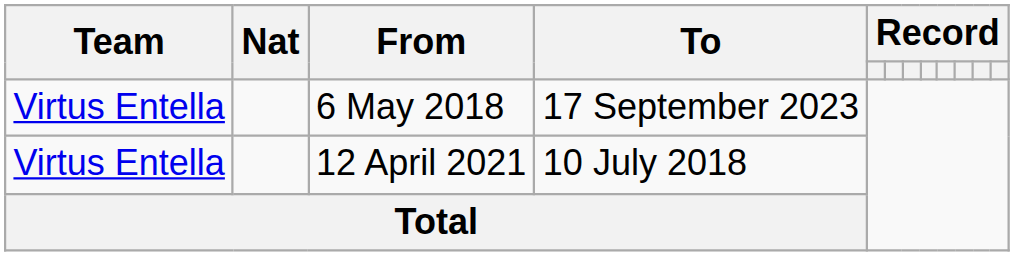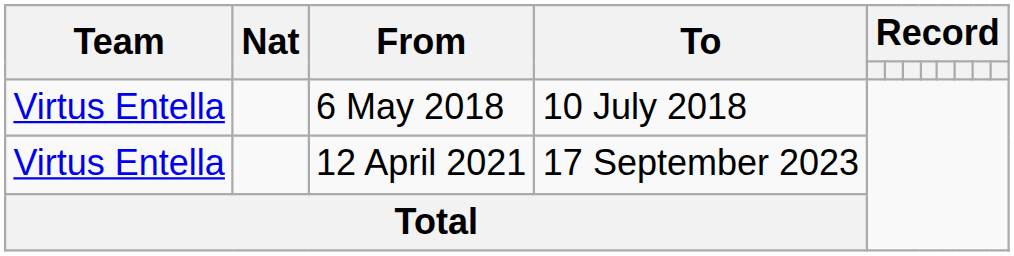(701, 106) 17 September 2023 -> (645, 106) 10 July 2018
(645, 163) 10 July 2018 -> (701, 163) 17 September 2023
